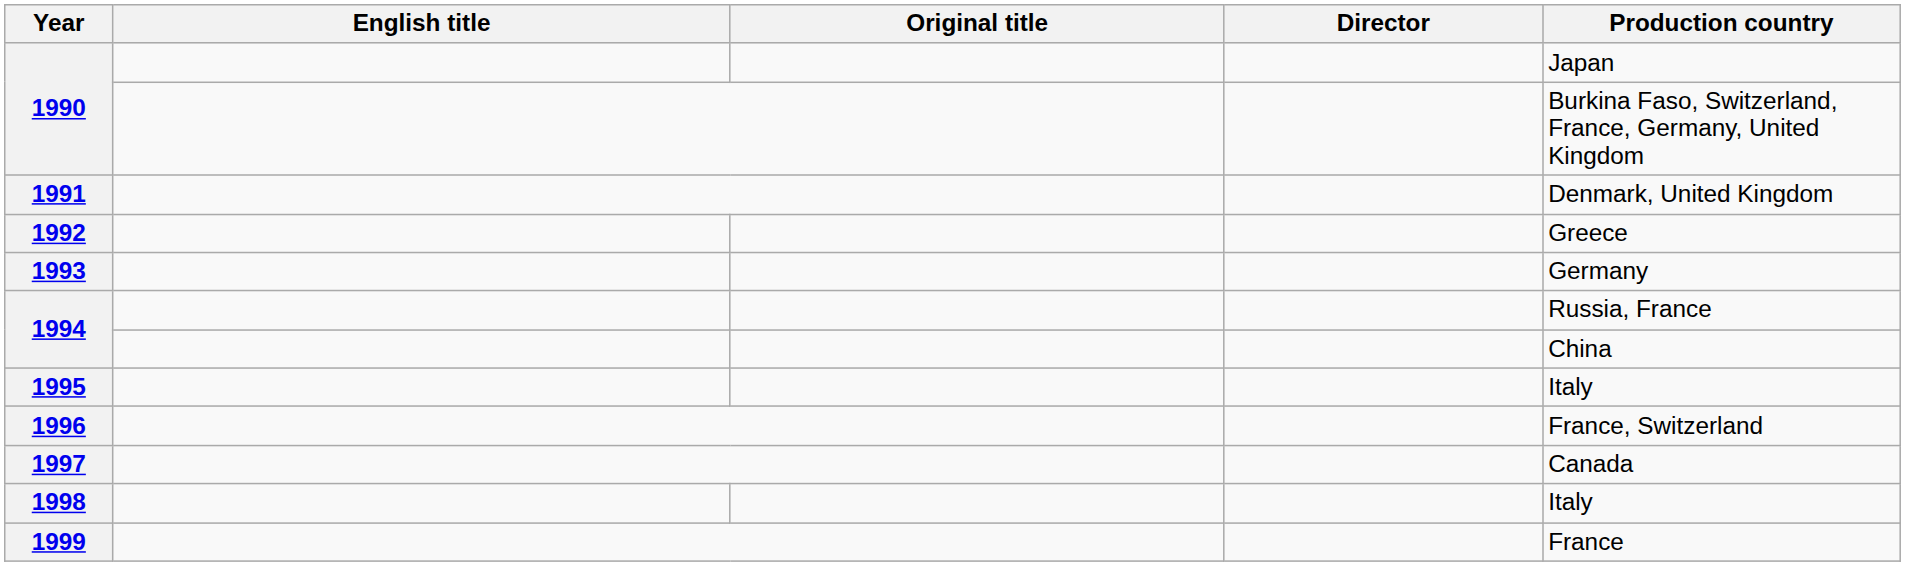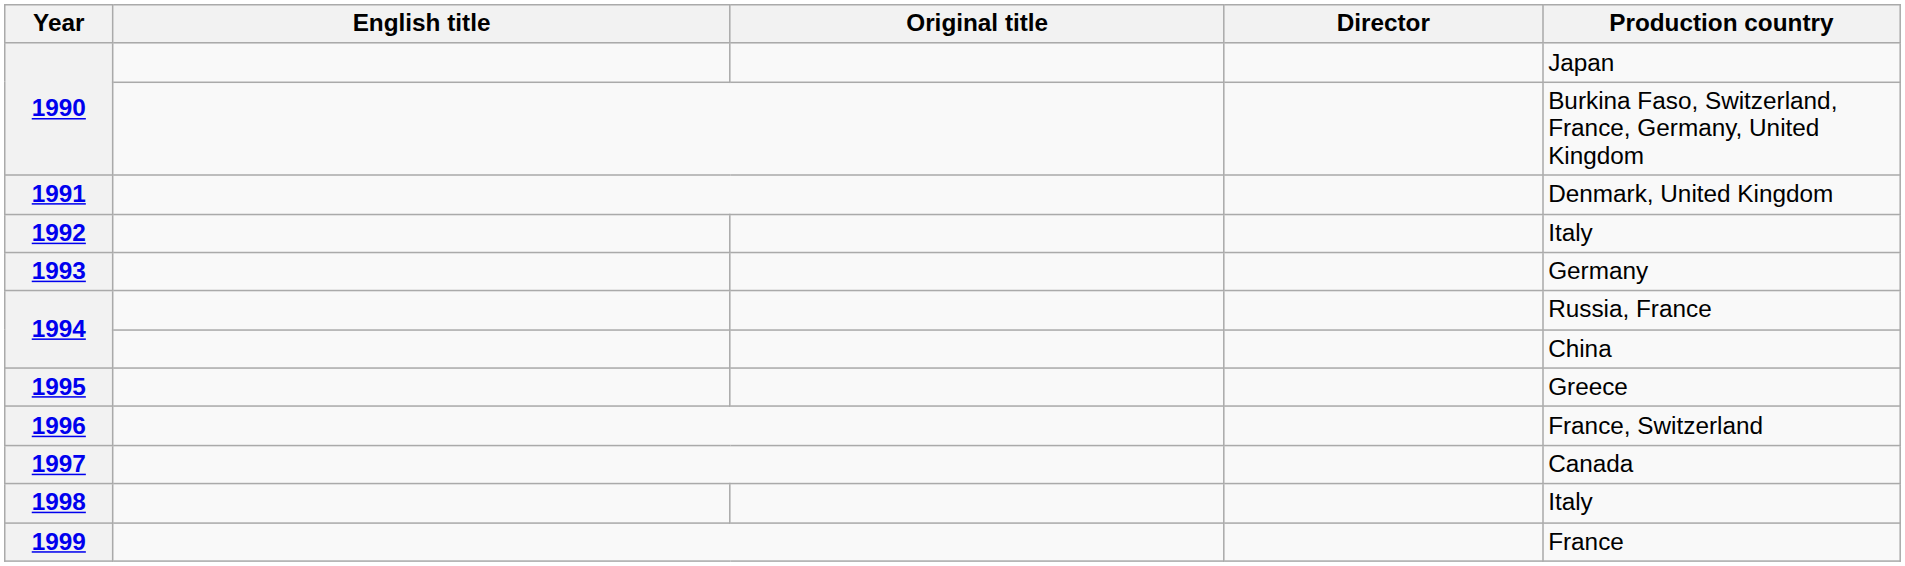(1588, 232) Greece -> (1570, 232) Italy
(1570, 387) Italy -> (1588, 387) Greece
